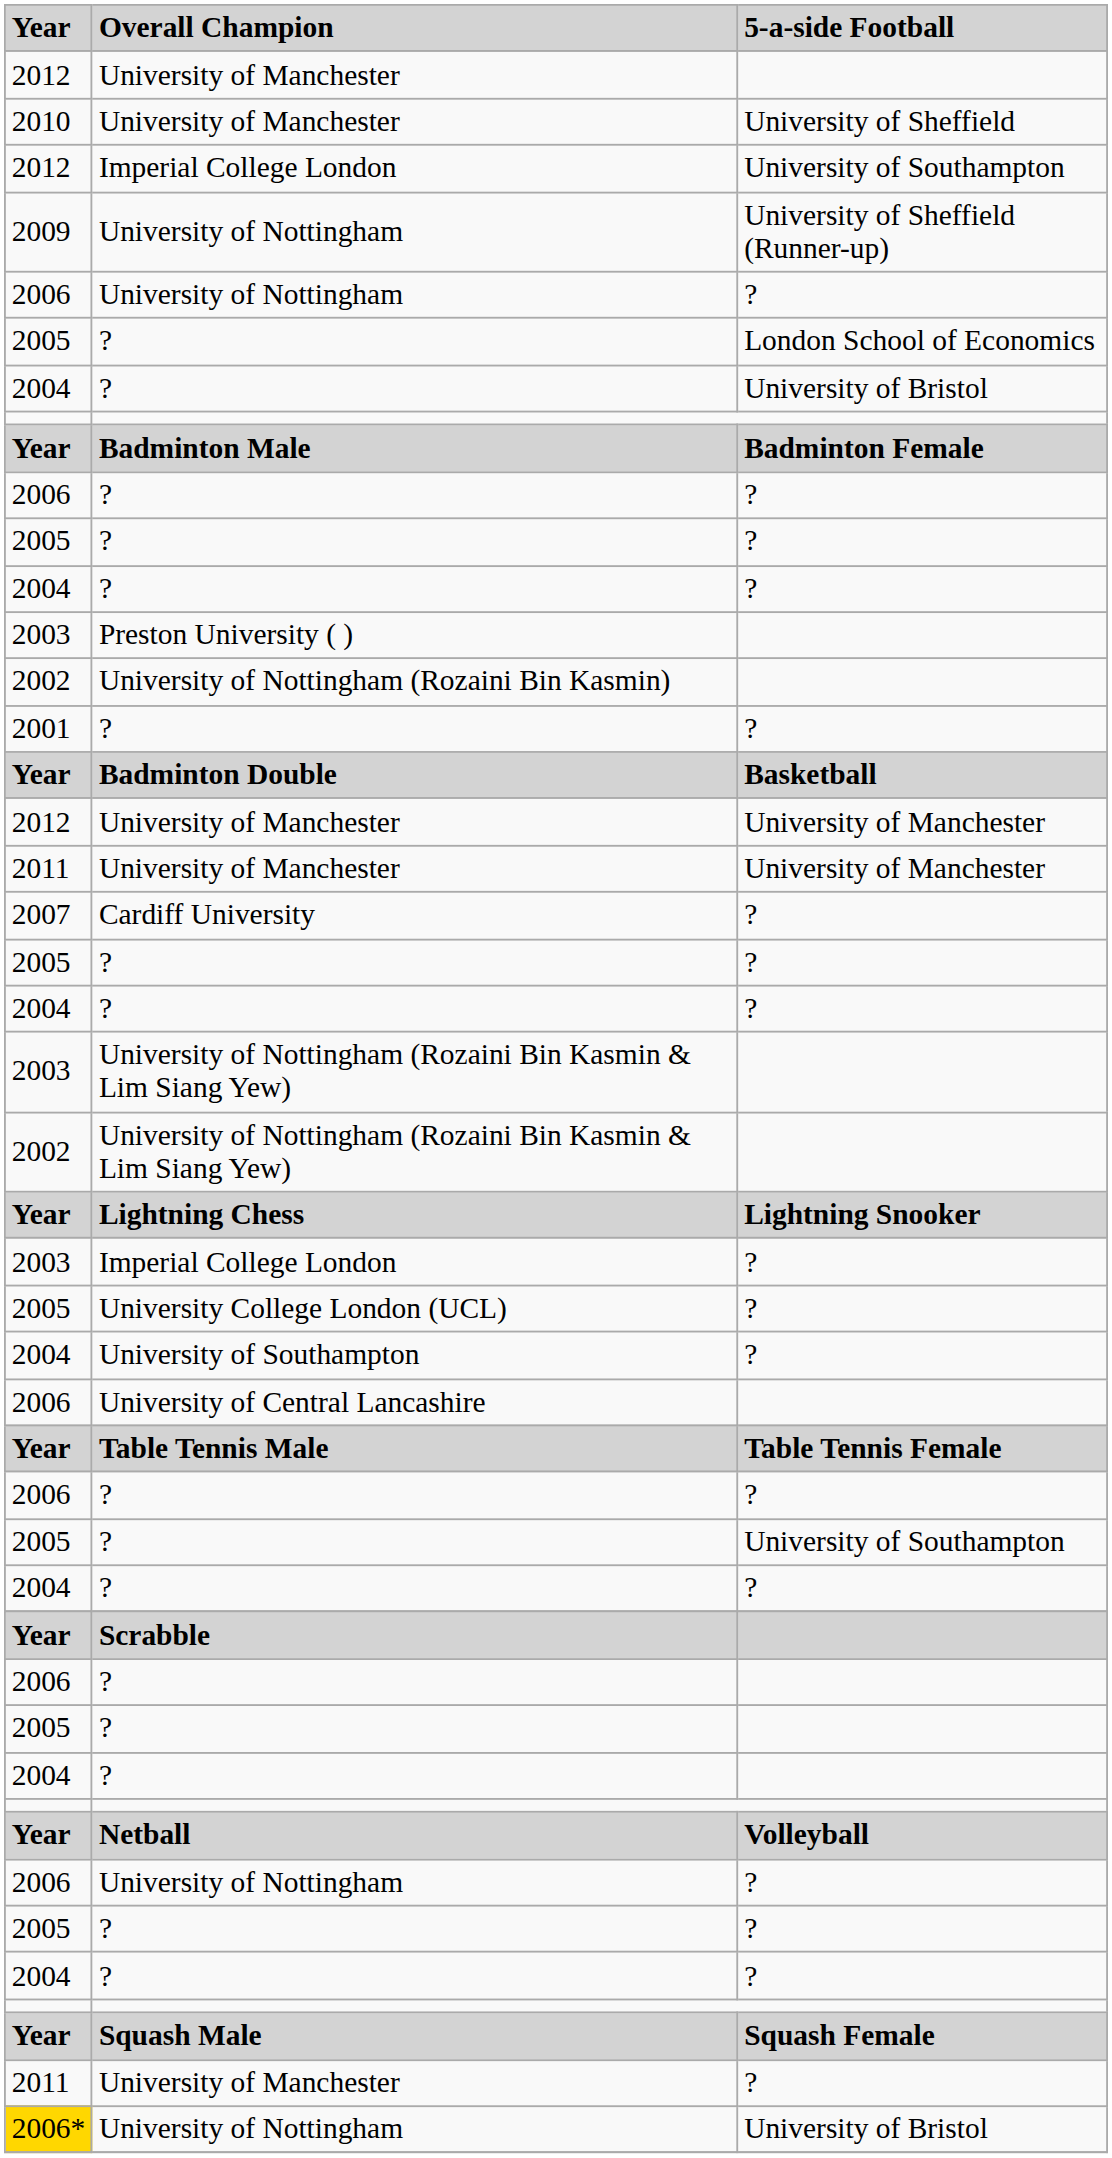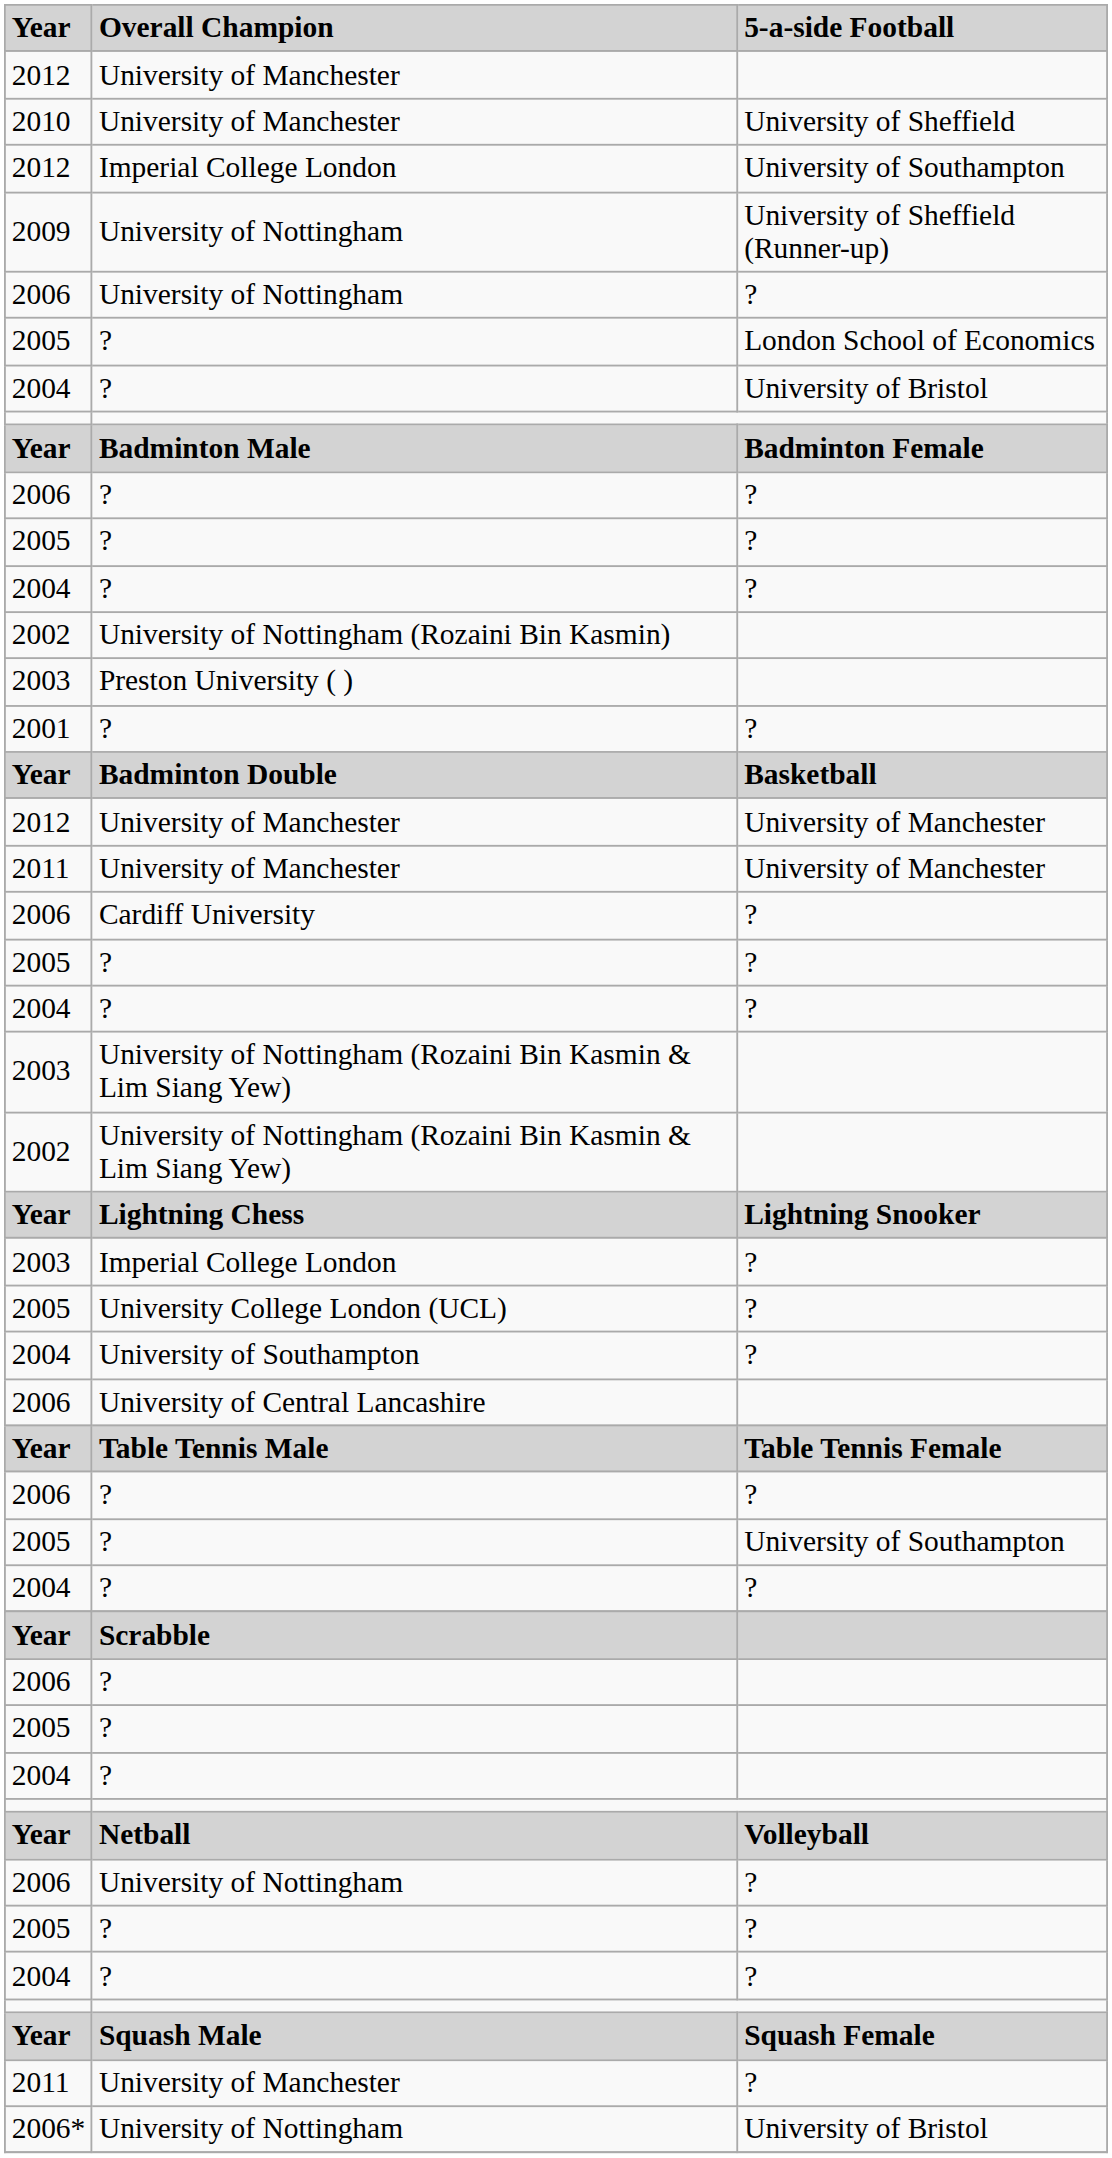rows swapped: (226, 634) <-> (385, 681)
(41, 914) 2007 -> (41, 914) 2006
(49, 2128) gold background -> (49, 2128) no background
